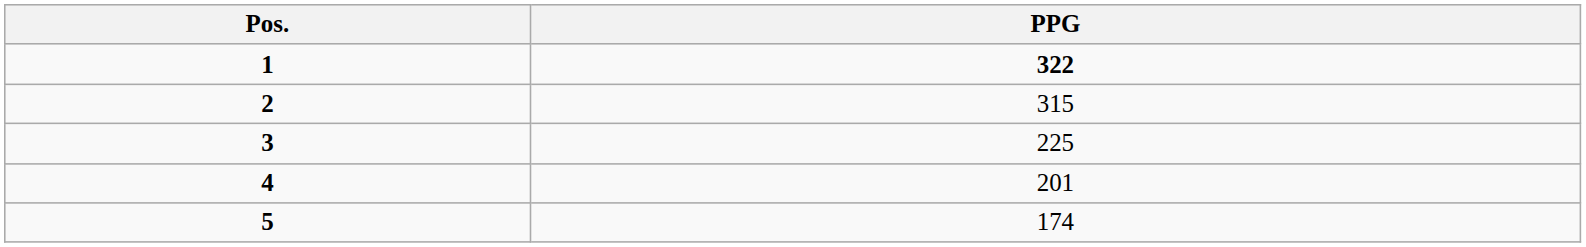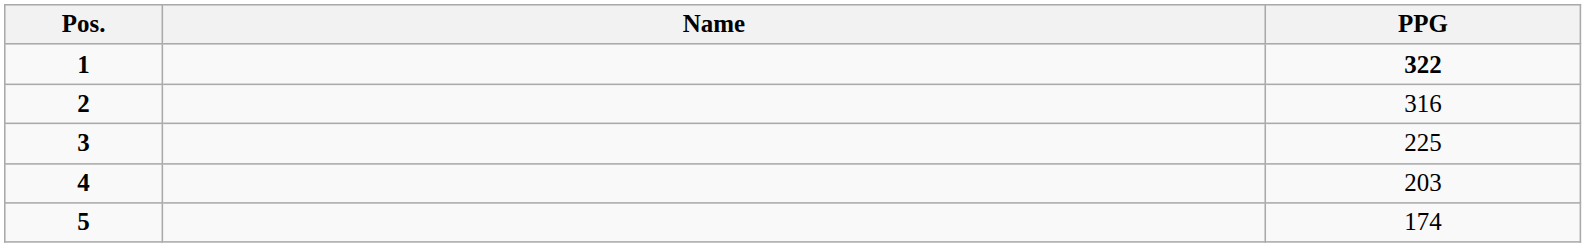+ column: (714, 24)
(1055, 103) 315 -> (1423, 103) 316
(1055, 182) 201 -> (1423, 182) 203
